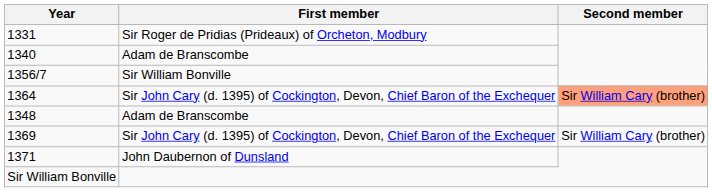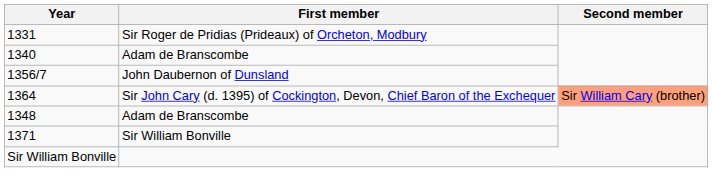(176, 75) Sir William Bonville -> (205, 75) John Daubernon of Dunsland
- row: (22, 136)
(205, 156) John Daubernon of Dunsland -> (176, 136) Sir William Bonville
